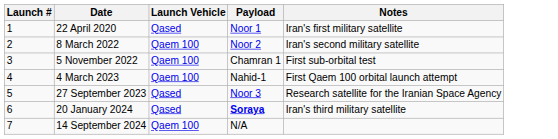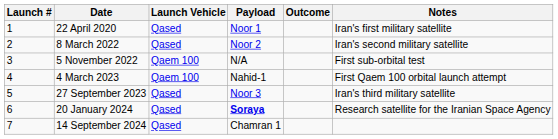+ column: (308, 12)
(175, 45) Qaem 100 -> (166, 45) Qased
(256, 61) Chamran 1 -> (239, 61) N/A
(394, 93) Research satellite for the Iranian Space Agency -> (395, 93) Iran's third military satellite
(346, 110) Iran's third military satellite -> (443, 110) Research satellite for the Iranian Space Agency
(175, 126) Qaem 100 -> (166, 126) Qased
(239, 126) N/A -> (256, 126) Chamran 1
